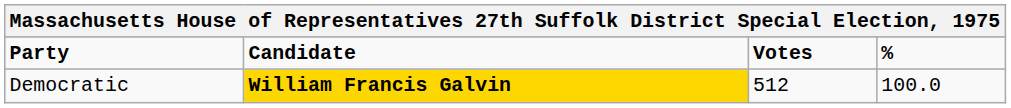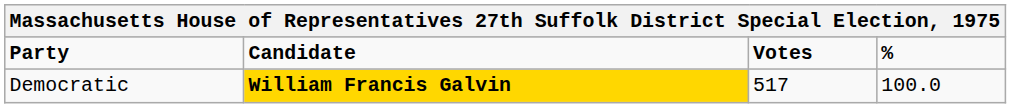(771, 86) 512 -> (771, 86) 517
